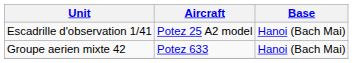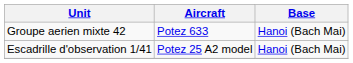rows swapped: (79, 31) <-> (66, 49)
